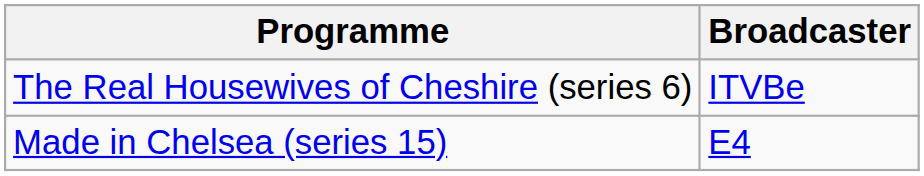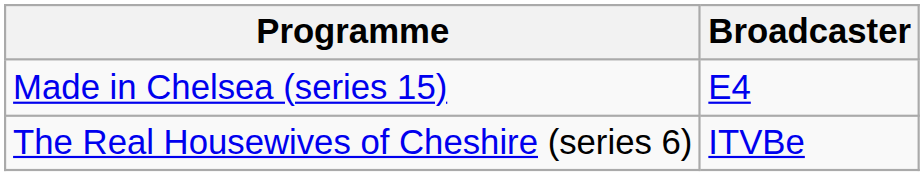rows swapped: (230, 142) <-> (353, 87)
